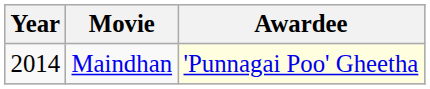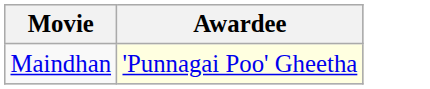- column: (35, 24)
